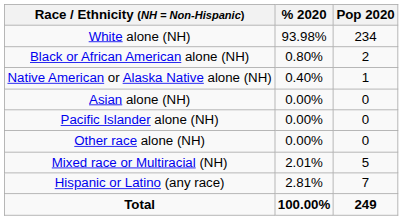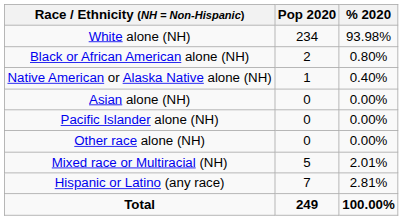columns swapped: (366, 15) <-> (304, 15)
